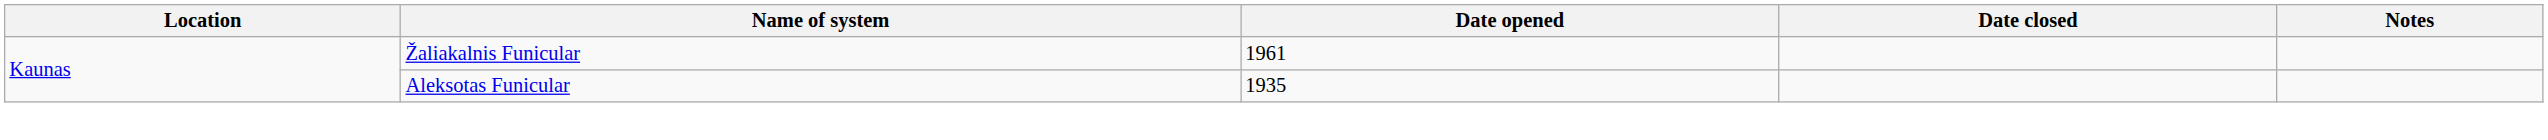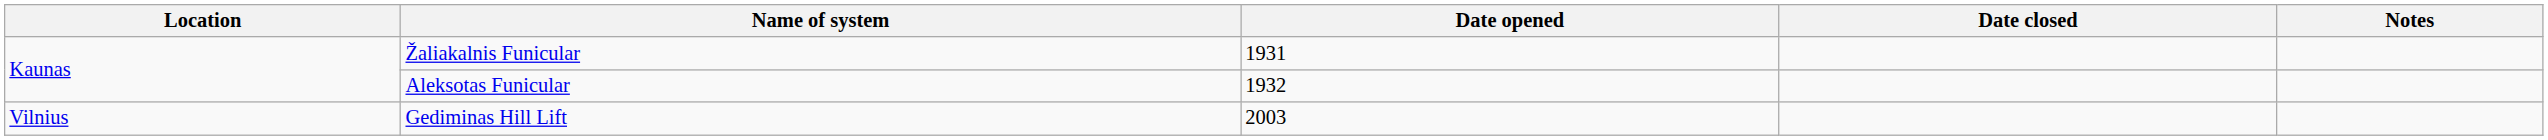(1266, 53) 1961 -> (1266, 53) 1931
(1266, 85) 1935 -> (1266, 85) 1932
+ row: (486, 118)
